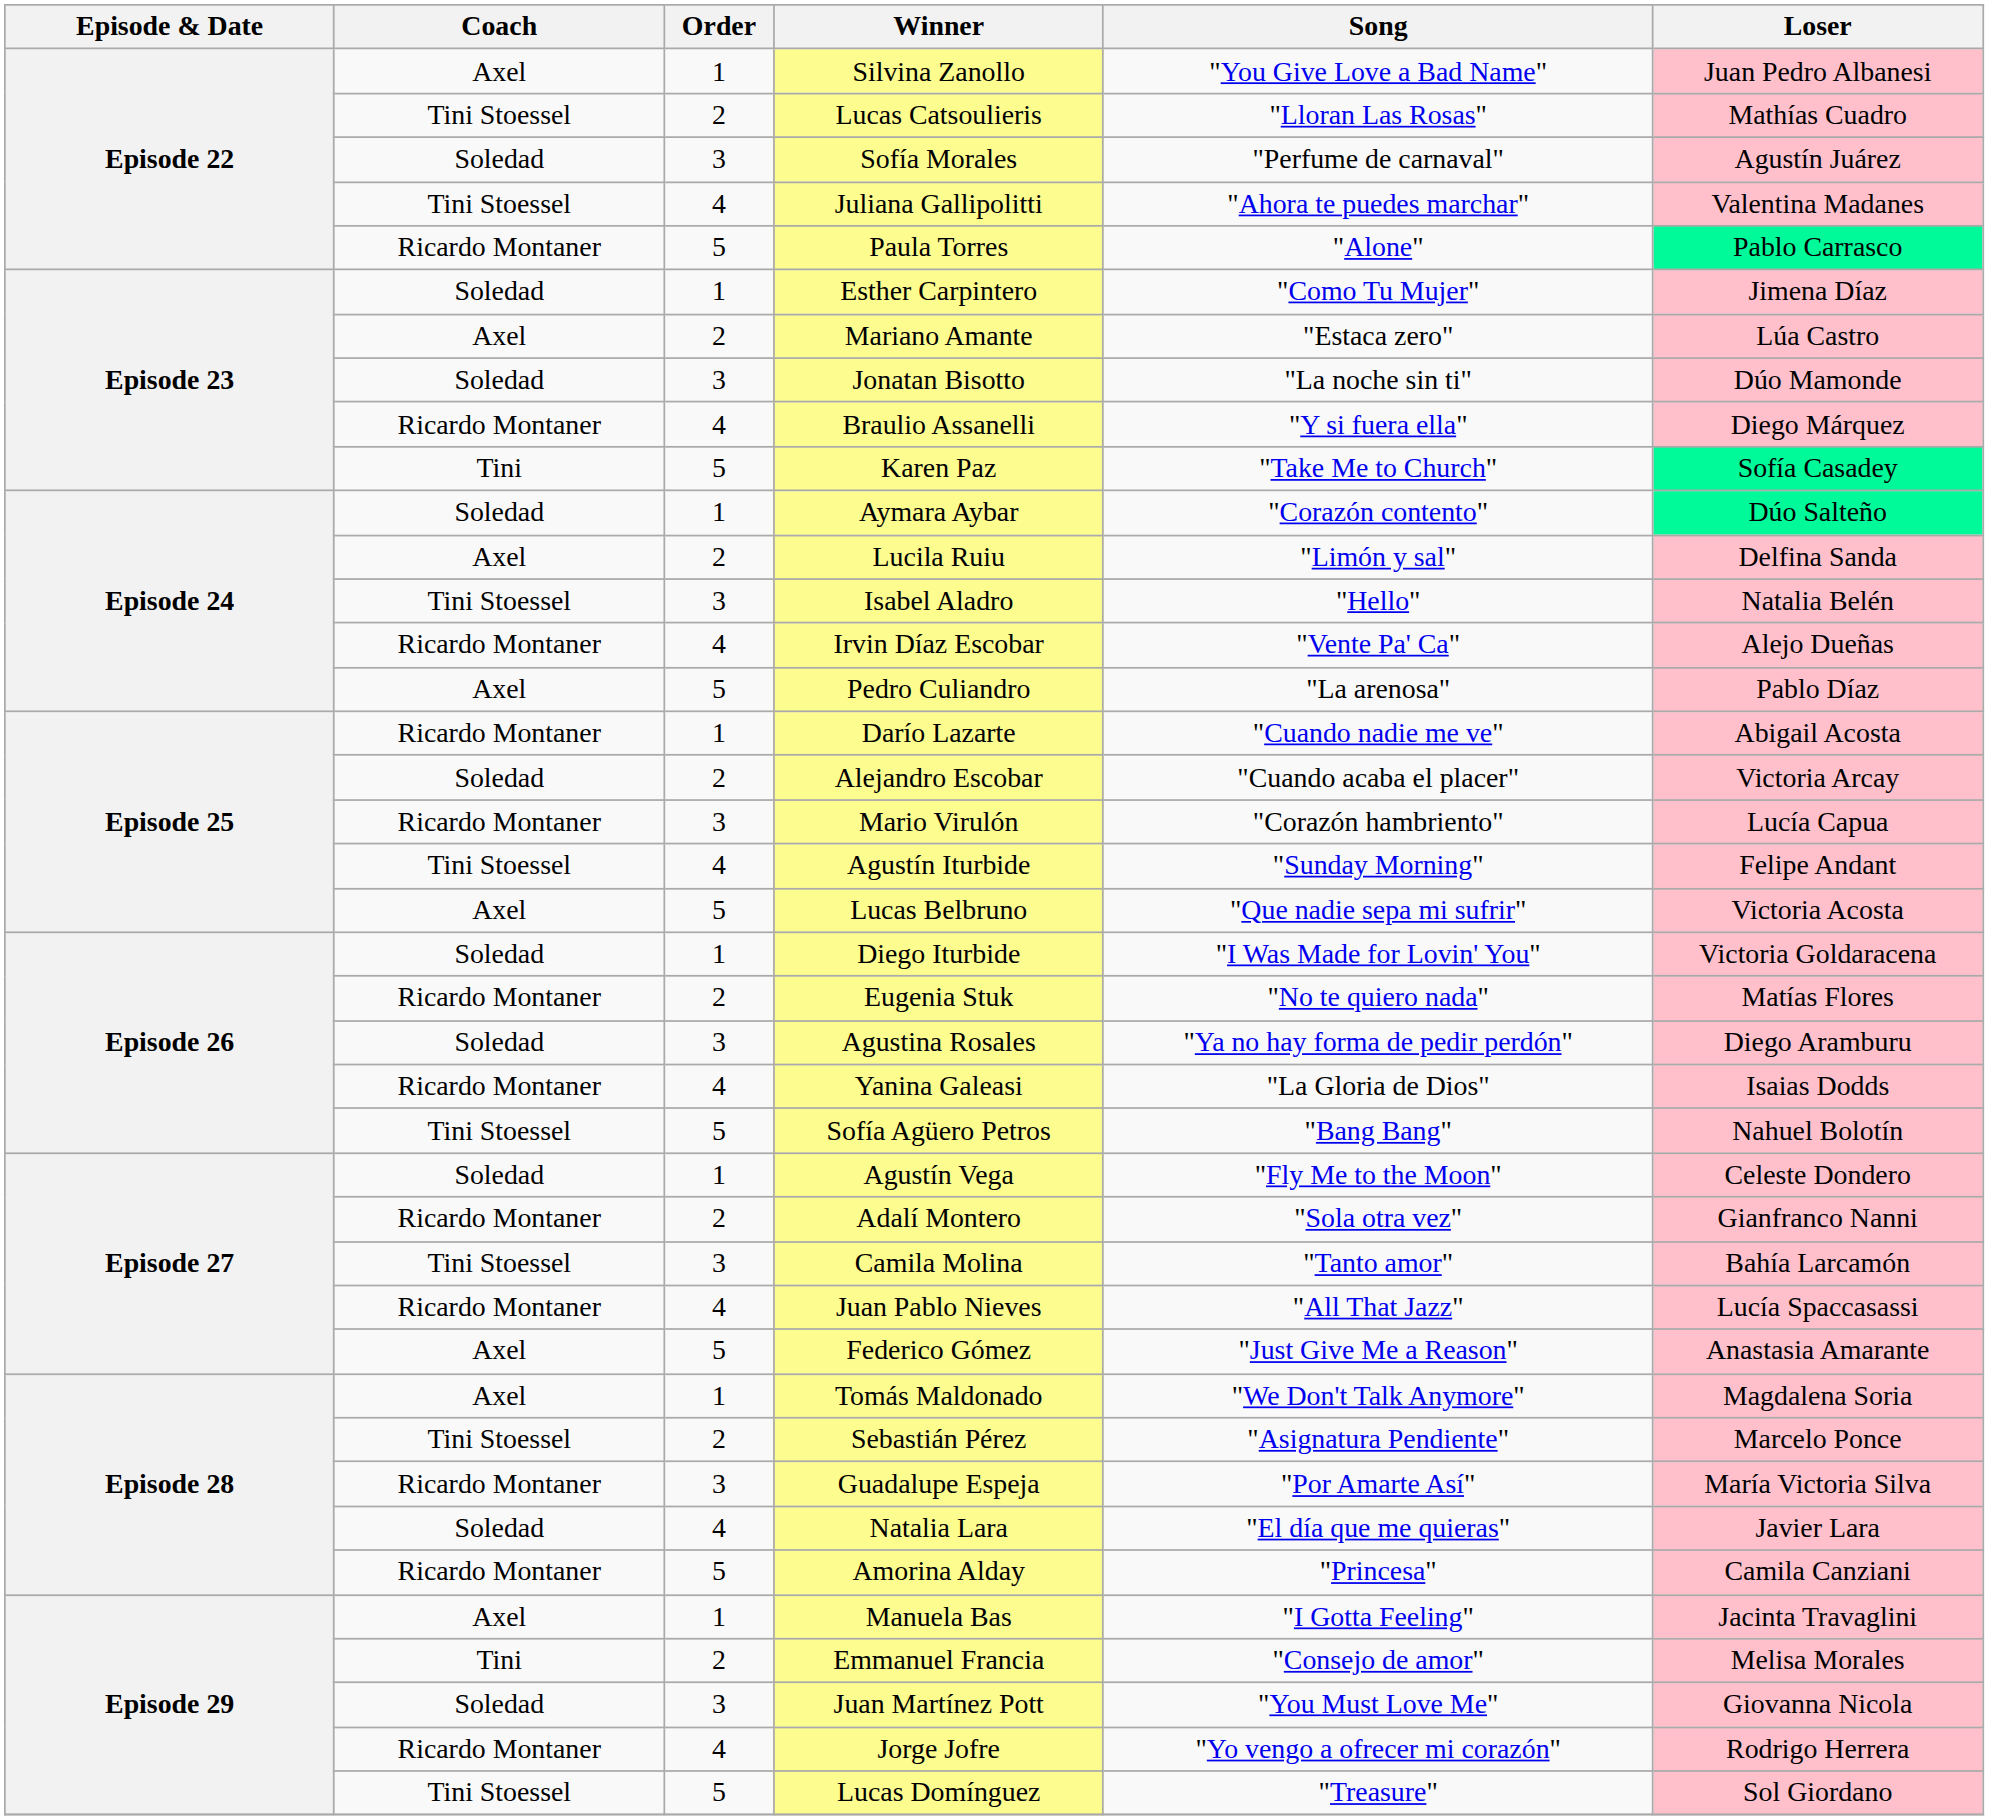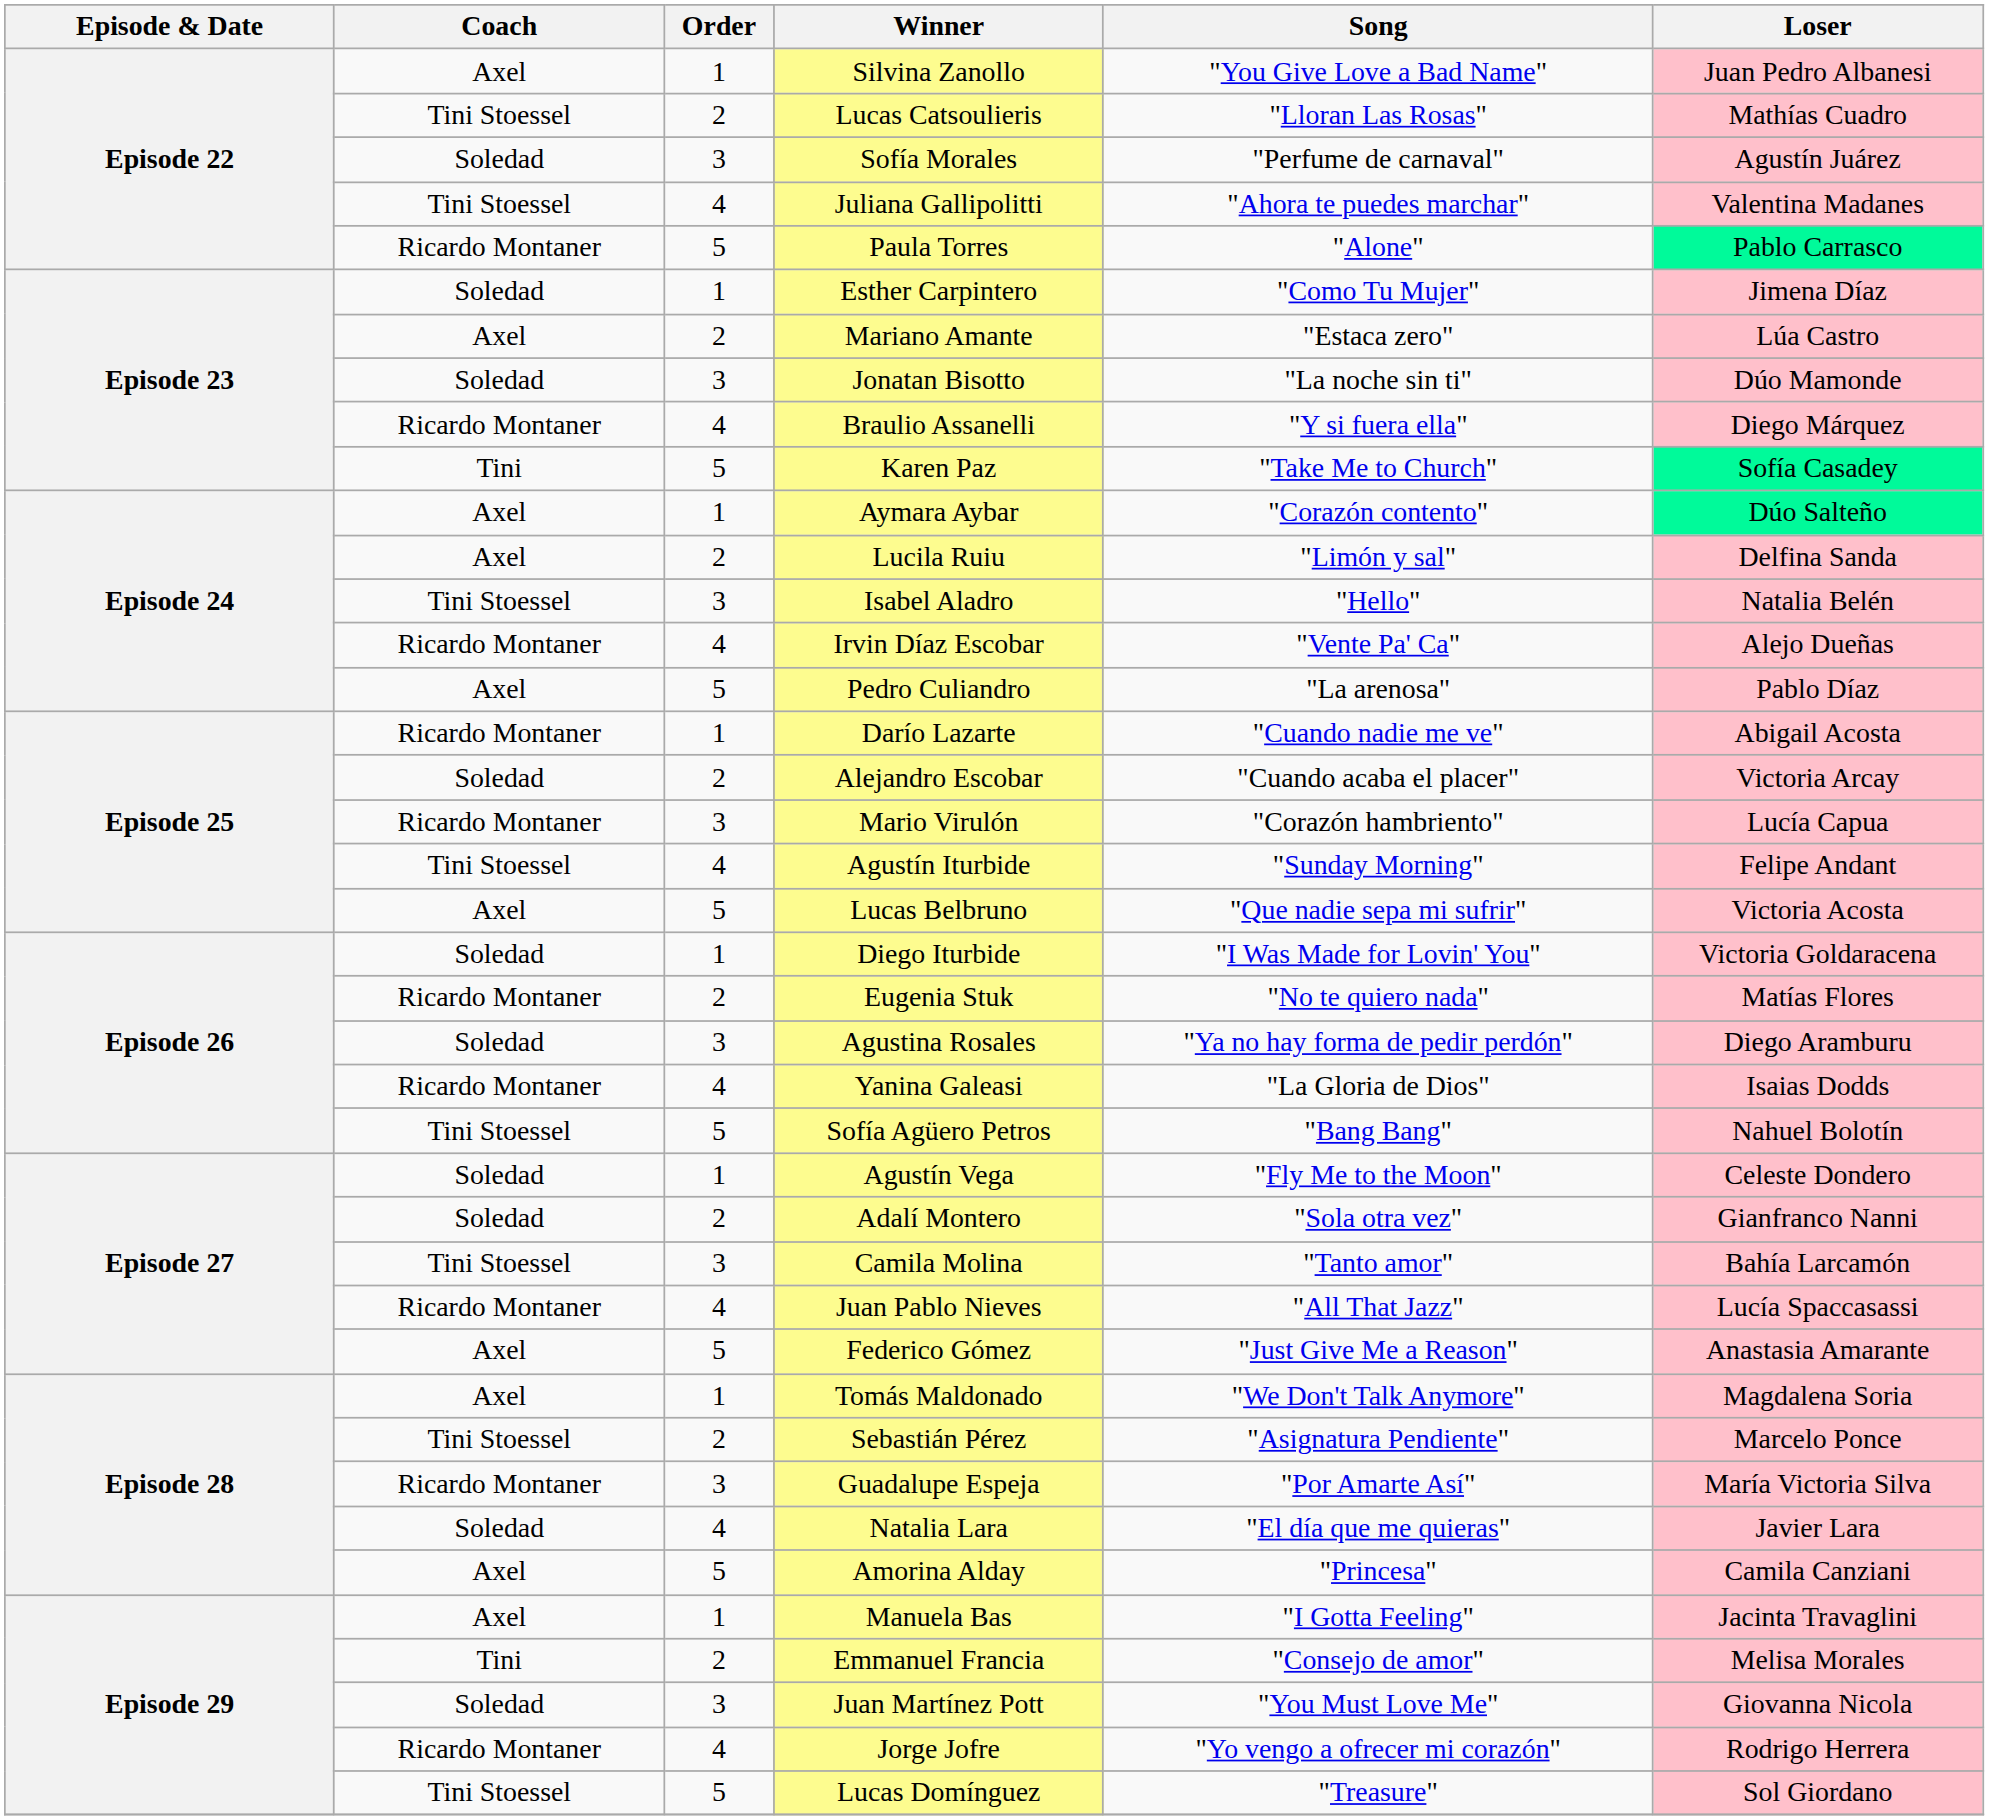(499, 512) Soledad -> (499, 512) Axel
(499, 1218) Ricardo Montaner -> (499, 1218) Soledad
(499, 1571) Ricardo Montaner -> (499, 1571) Axel
